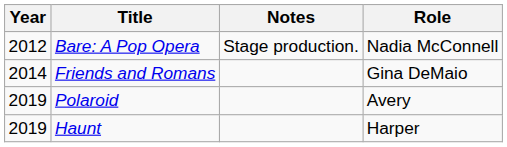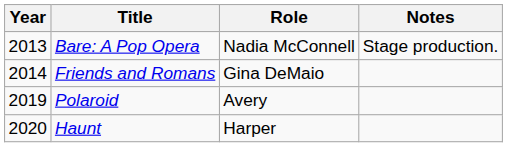columns swapped: (432, 18) <-> (291, 18)
(28, 45) 2012 -> (28, 45) 2013
(28, 127) 2019 -> (28, 127) 2020
